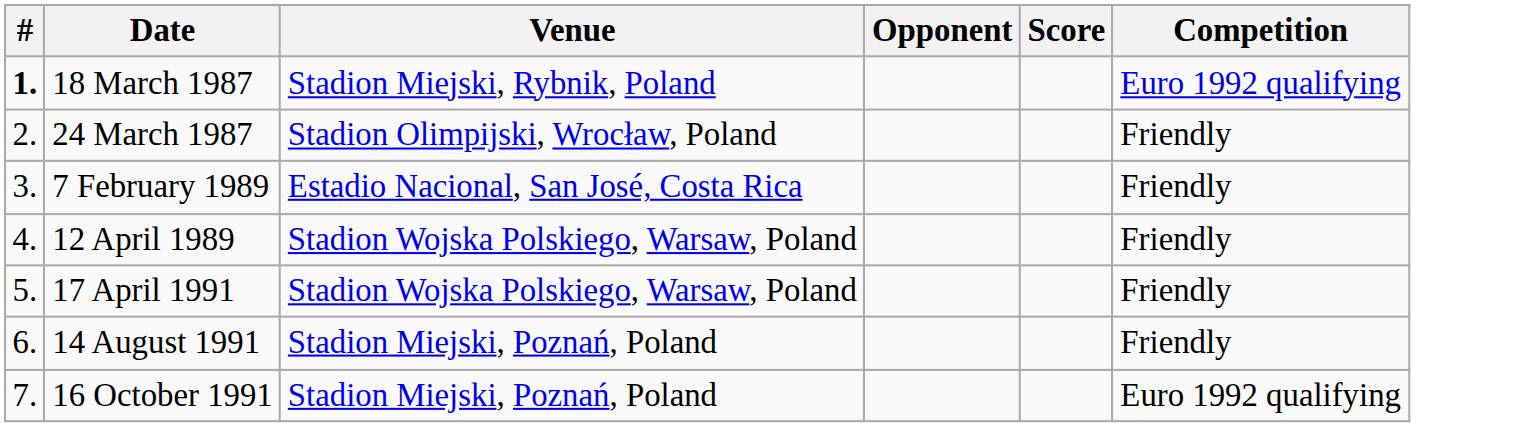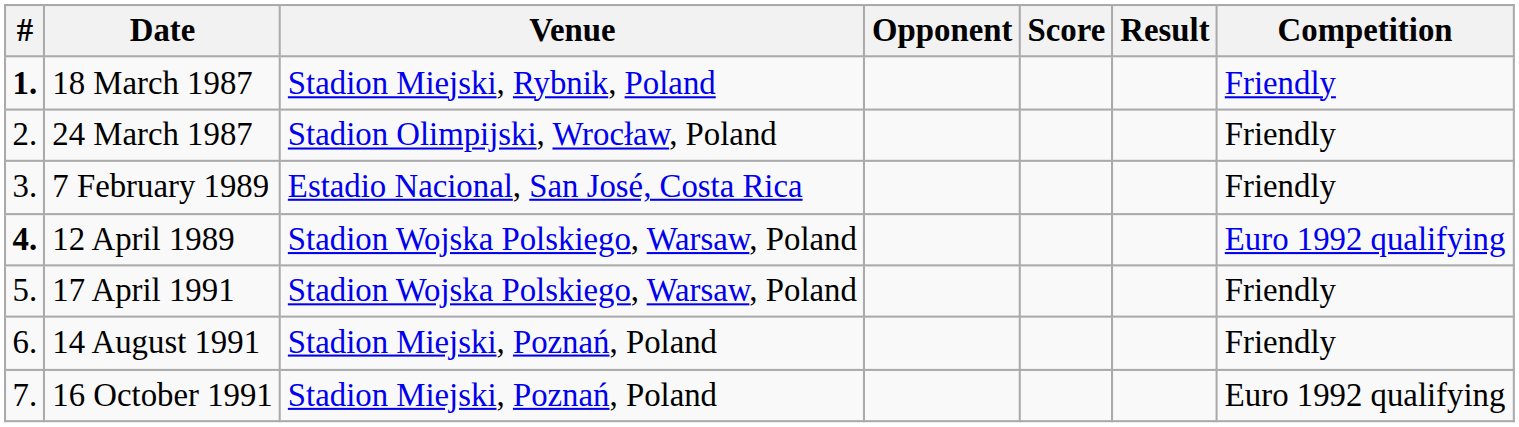+ column: (1165, 30)
(1261, 82) Euro 1992 qualifying -> (1280, 82) Friendly
(25, 238) normal -> (25, 238) bold
(1176, 238) Friendly -> (1365, 238) Euro 1992 qualifying
